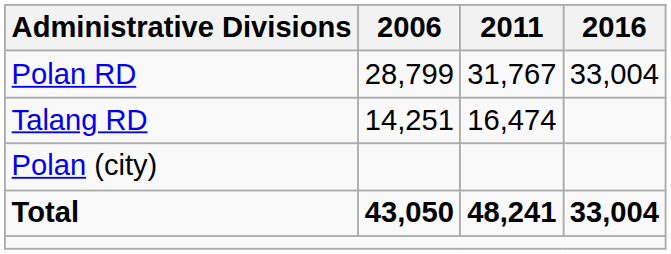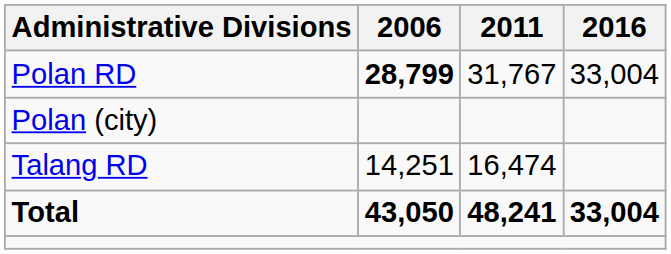(409, 73) normal -> (409, 73) bold
rows swapped: (80, 119) <-> (84, 166)
